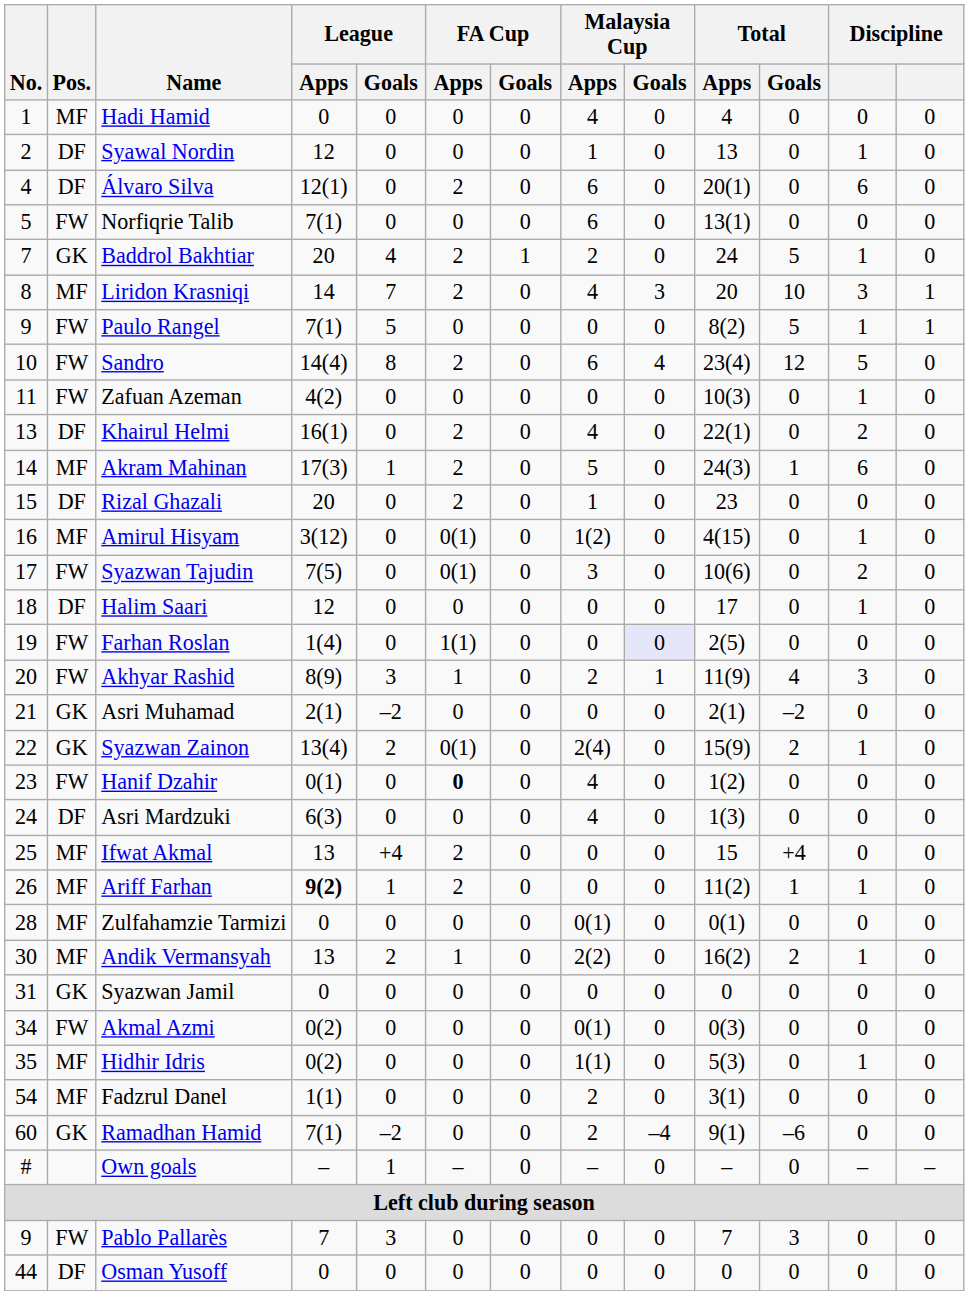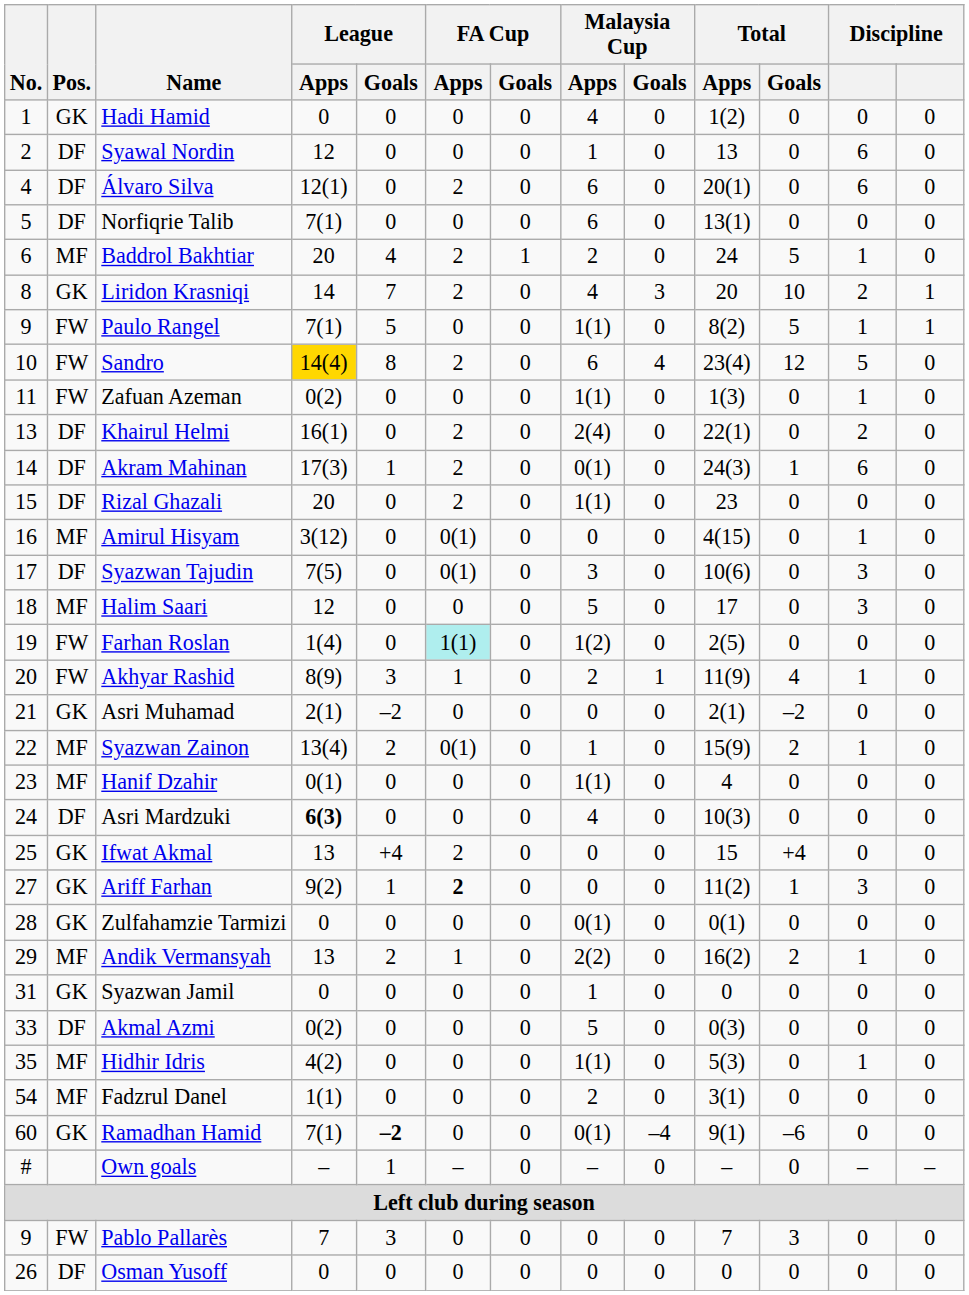(72, 116) MF -> (72, 116) GK
(727, 116) 4 -> (727, 116) 1(2)
(863, 151) 1 -> (863, 151) 6
(72, 221) FW -> (72, 221) DF
(26, 256) 7 -> (26, 256) 6
(72, 256) GK -> (72, 256) MF
(72, 291) MF -> (72, 291) GK
(863, 291) 3 -> (863, 291) 2
(592, 326) 0 -> (592, 326) 1(1)
(324, 362) no background -> (324, 362) gold background
(324, 397) 4(2) -> (324, 397) 0(2)
(592, 397) 0 -> (592, 397) 1(1)
(727, 397) 10(3) -> (727, 397) 1(3)
(592, 432) 4 -> (592, 432) 2(4)
(72, 467) MF -> (72, 467) DF
(592, 467) 5 -> (592, 467) 0(1)
(592, 502) 1 -> (592, 502) 1(1)
(592, 537) 1(2) -> (592, 537) 0
(72, 572) FW -> (72, 572) DF
(863, 572) 2 -> (863, 572) 3
(72, 607) DF -> (72, 607) MF
(592, 607) 0 -> (592, 607) 5
(863, 607) 1 -> (863, 607) 3
(458, 642) no background -> (458, 642) paleturquoise background
(592, 642) 0 -> (592, 642) 1(2)
(660, 642) lavender background -> (660, 642) no background
(863, 677) 3 -> (863, 677) 1
(72, 747) GK -> (72, 747) MF
(592, 747) 2(4) -> (592, 747) 1
(72, 782) FW -> (72, 782) MF
(458, 782) bold -> (458, 782) normal
(592, 782) 4 -> (592, 782) 1(1)
(727, 782) 1(2) -> (727, 782) 4
(324, 817) normal -> (324, 817) bold
(727, 817) 1(3) -> (727, 817) 10(3)
(72, 852) MF -> (72, 852) GK
(26, 887) 26 -> (26, 887) 27
(72, 887) MF -> (72, 887) GK
(324, 887) bold -> (324, 887) normal
(458, 887) normal -> (458, 887) bold
(863, 887) 1 -> (863, 887) 3
(72, 922) MF -> (72, 922) GK
(26, 957) 30 -> (26, 957) 29
(592, 992) 0 -> (592, 992) 1
(26, 1027) 34 -> (26, 1027) 33
(72, 1027) FW -> (72, 1027) DF
(592, 1027) 0(1) -> (592, 1027) 5
(324, 1062) 0(2) -> (324, 1062) 4(2)
(391, 1132) normal -> (391, 1132) bold
(592, 1132) 2 -> (592, 1132) 0(1)
(26, 1272) 44 -> (26, 1272) 26
